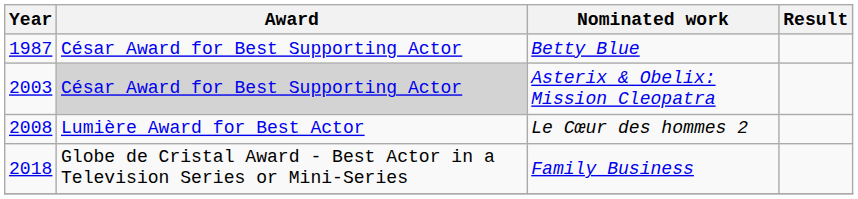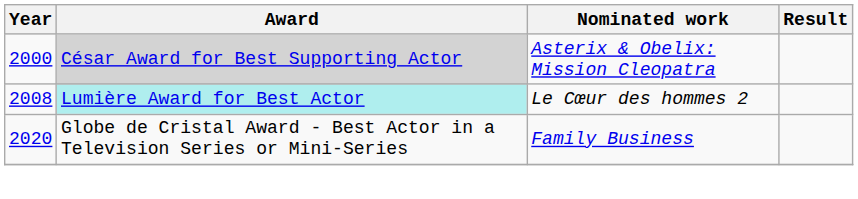- row: (585, 49)
(31, 89) 2003 -> (31, 59) 2000
(213, 129) no background -> (213, 99) paleturquoise background
(31, 168) 2018 -> (31, 139) 2020
